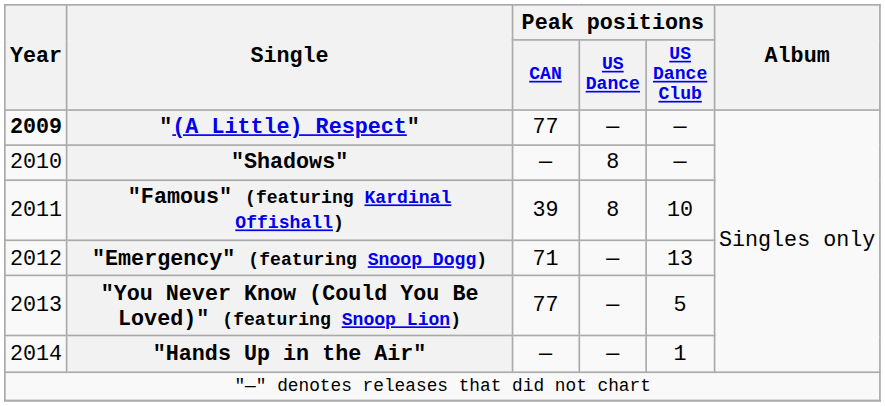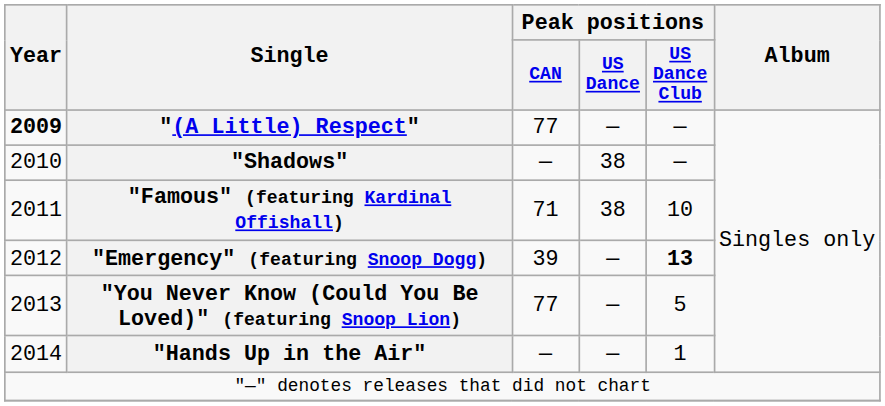(613, 162) 8 -> (613, 162) 38
(545, 210) 39 -> (545, 210) 71
(613, 210) 8 -> (613, 210) 38
(545, 258) 71 -> (545, 258) 39
(680, 258) normal -> (680, 258) bold
